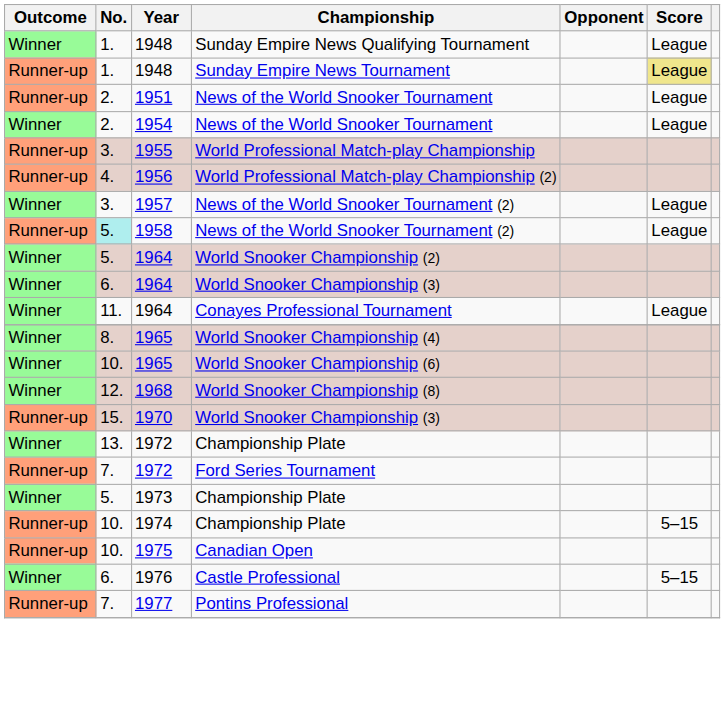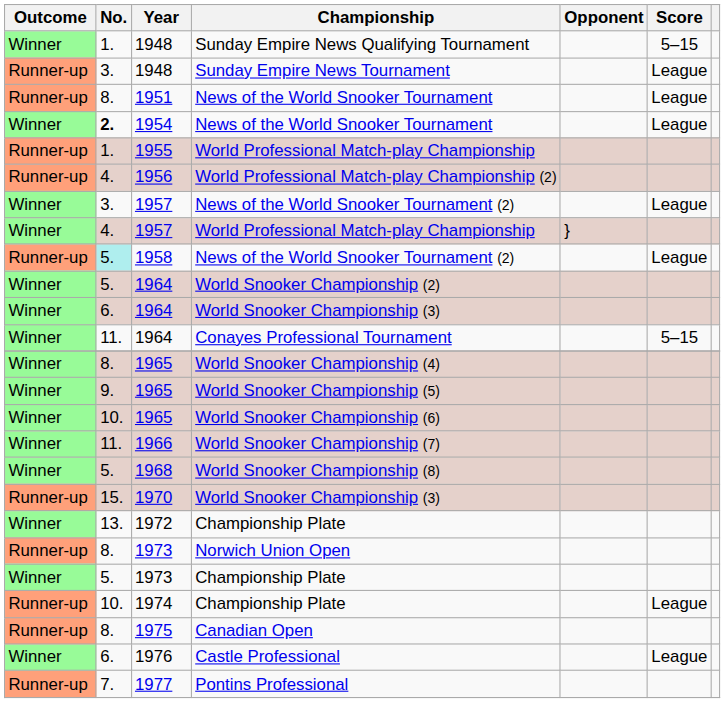(679, 44) League -> (679, 44) 5–15
(107, 71) 1. -> (107, 71) 3.
(679, 71) khaki background -> (679, 71) no background
(107, 97) 2. -> (107, 97) 8.
(107, 124) normal -> (107, 124) bold
(107, 151) 3. -> (107, 151) 1.
+ row: (154, 230)
(679, 310) League -> (679, 337) 5–15
+ row: (154, 390)
+ row: (154, 444)
(112, 390) 12. -> (107, 470) 5.
- row: (154, 470)
+ row: (154, 550)
(679, 524) 5–15 -> (679, 603) League
(112, 550) 10. -> (107, 630) 8.
(679, 577) 5–15 -> (679, 657) League
